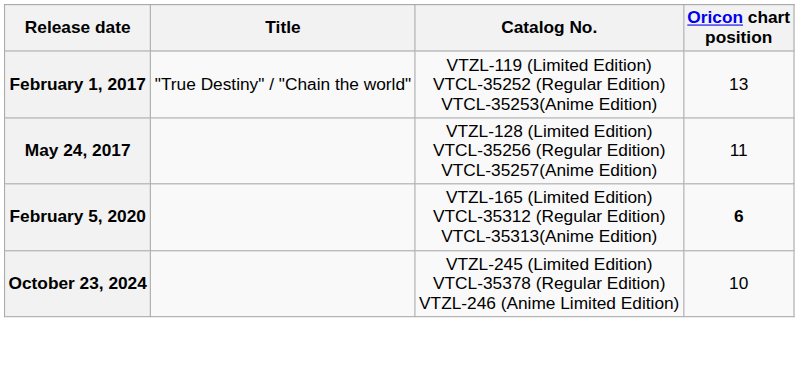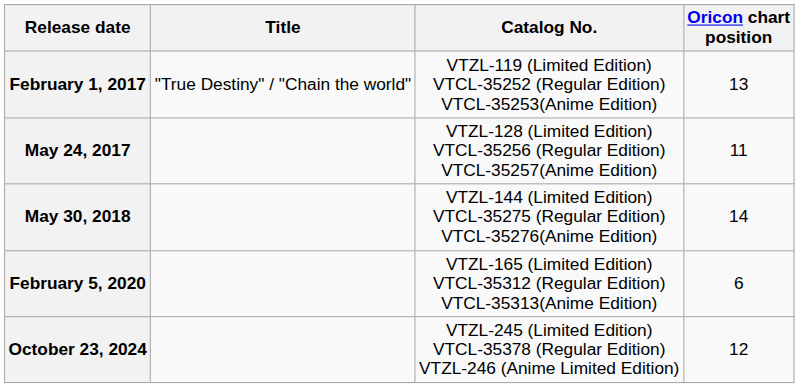+ row: (78, 217)
(739, 217) bold -> (739, 283) normal
(739, 283) 10 -> (739, 349) 12
